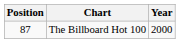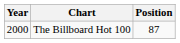columns swapped: (162, 13) <-> (25, 13)
